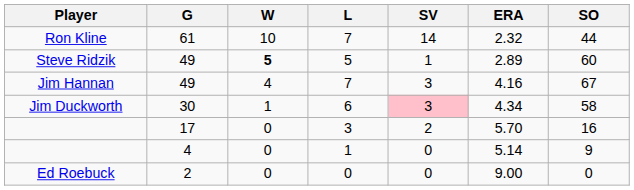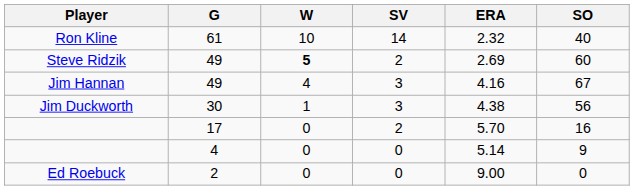- column: (348, 15)
(589, 38) 44 -> (583, 38) 40
(428, 60) 1 -> (399, 60) 2
(509, 60) 2.89 -> (491, 60) 2.69
(428, 106) pink background -> (399, 106) no background
(509, 106) 4.34 -> (491, 106) 4.38
(589, 106) 58 -> (583, 106) 56
